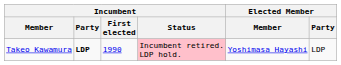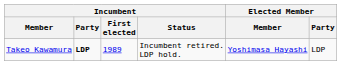(112, 50) 1990 -> (112, 50) 1989
(182, 50) pink background -> (182, 50) no background
